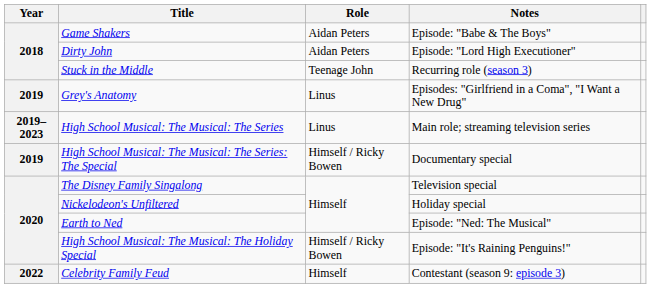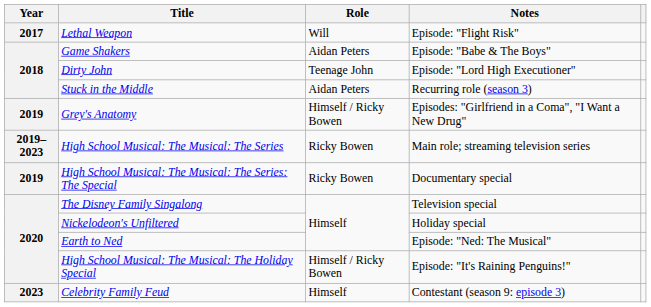+ row: (97, 32)
(339, 51) Aidan Peters -> (341, 70) Teenage John
(341, 70) Teenage John -> (339, 88) Aidan Peters
(322, 95) Linus -> (346, 114) Himself / Ricky Bowen
(322, 127) Linus -> (341, 146) Ricky Bowen
(346, 159) Himself / Ricky Bowen -> (341, 178) Ricky Bowen
(31, 273) 2022 -> (31, 292) 2023
